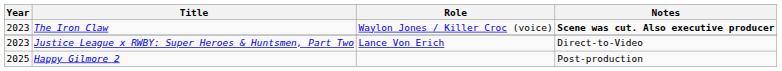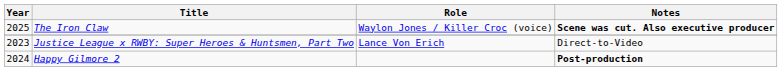(18, 28) 2023 -> (18, 28) 2025
(18, 58) 2025 -> (18, 58) 2024
(600, 58) normal -> (600, 58) bold
